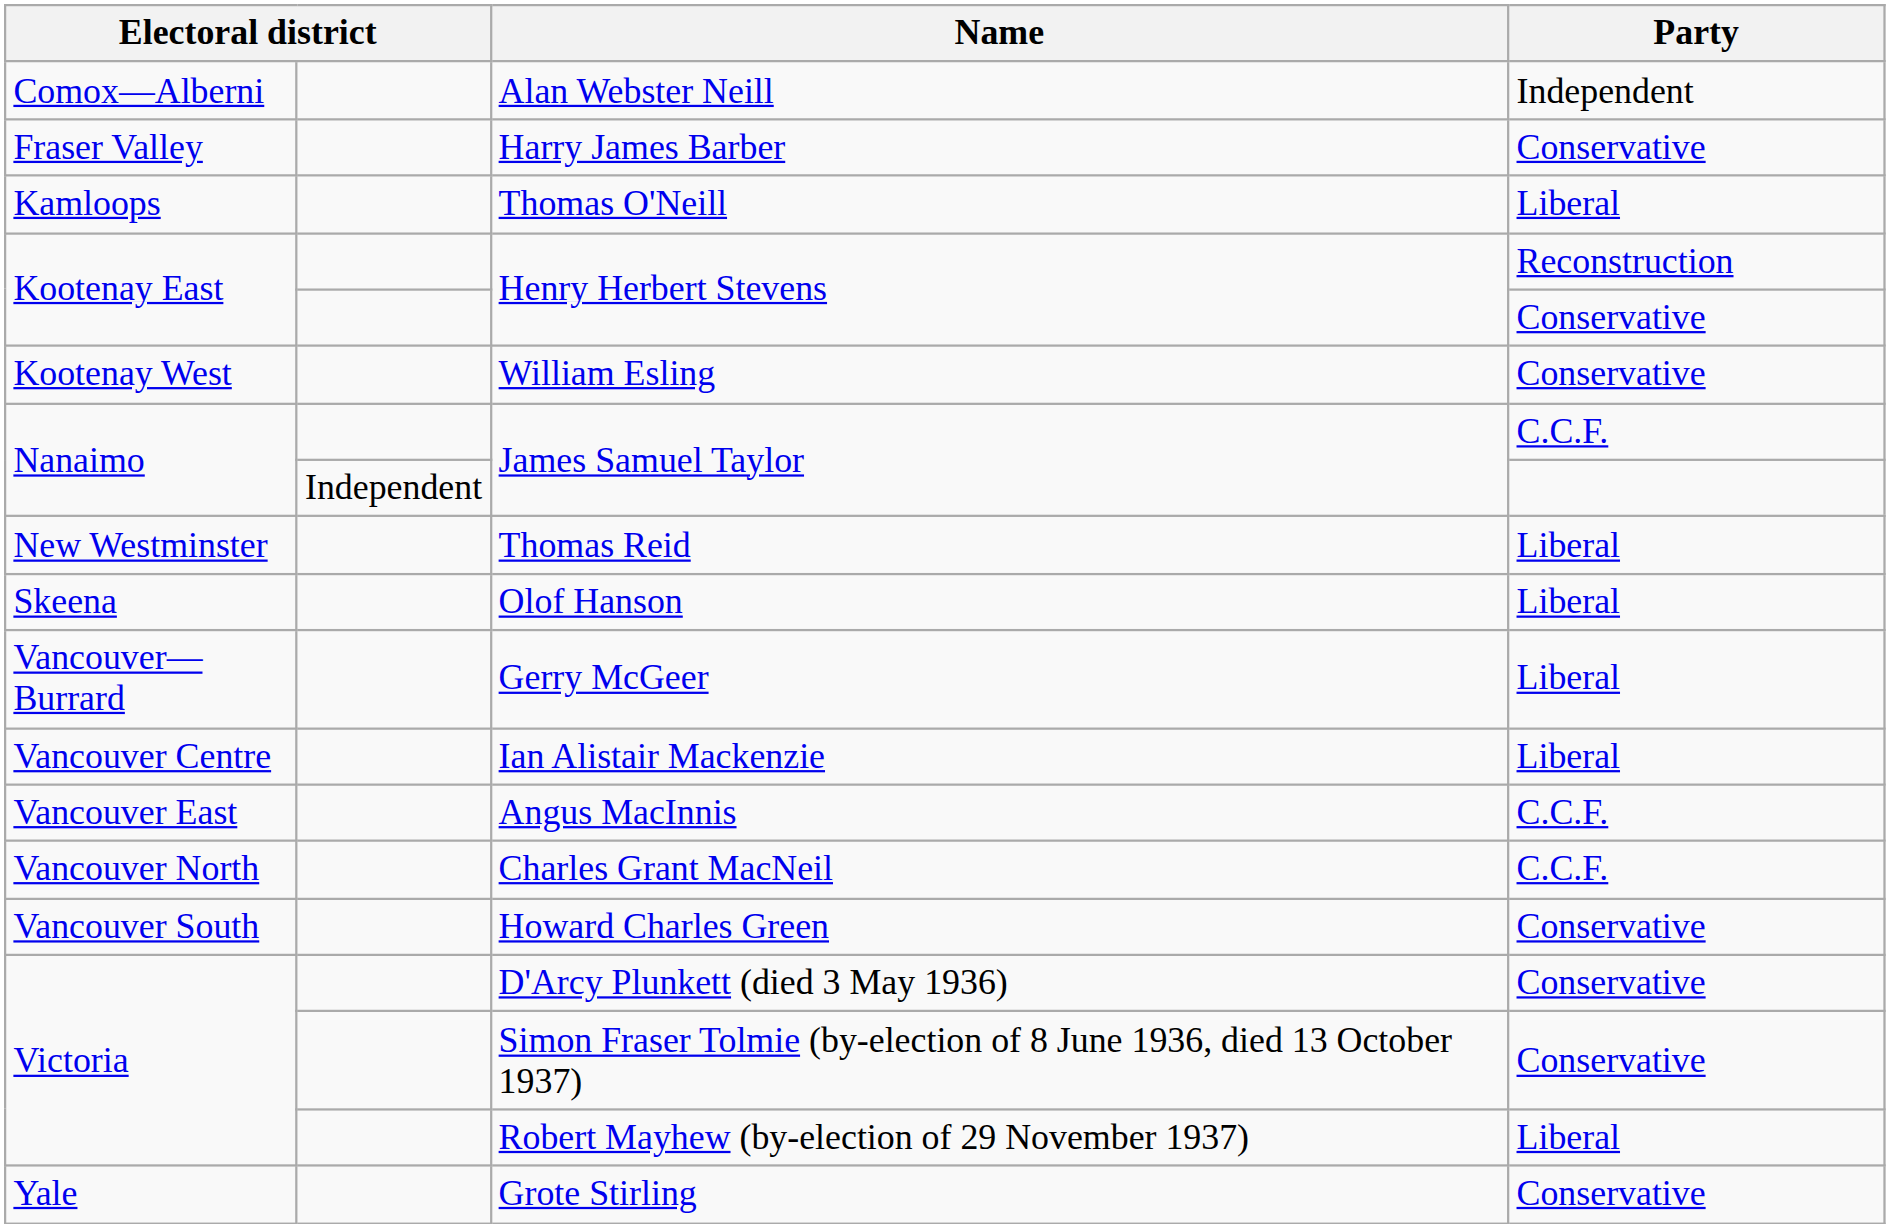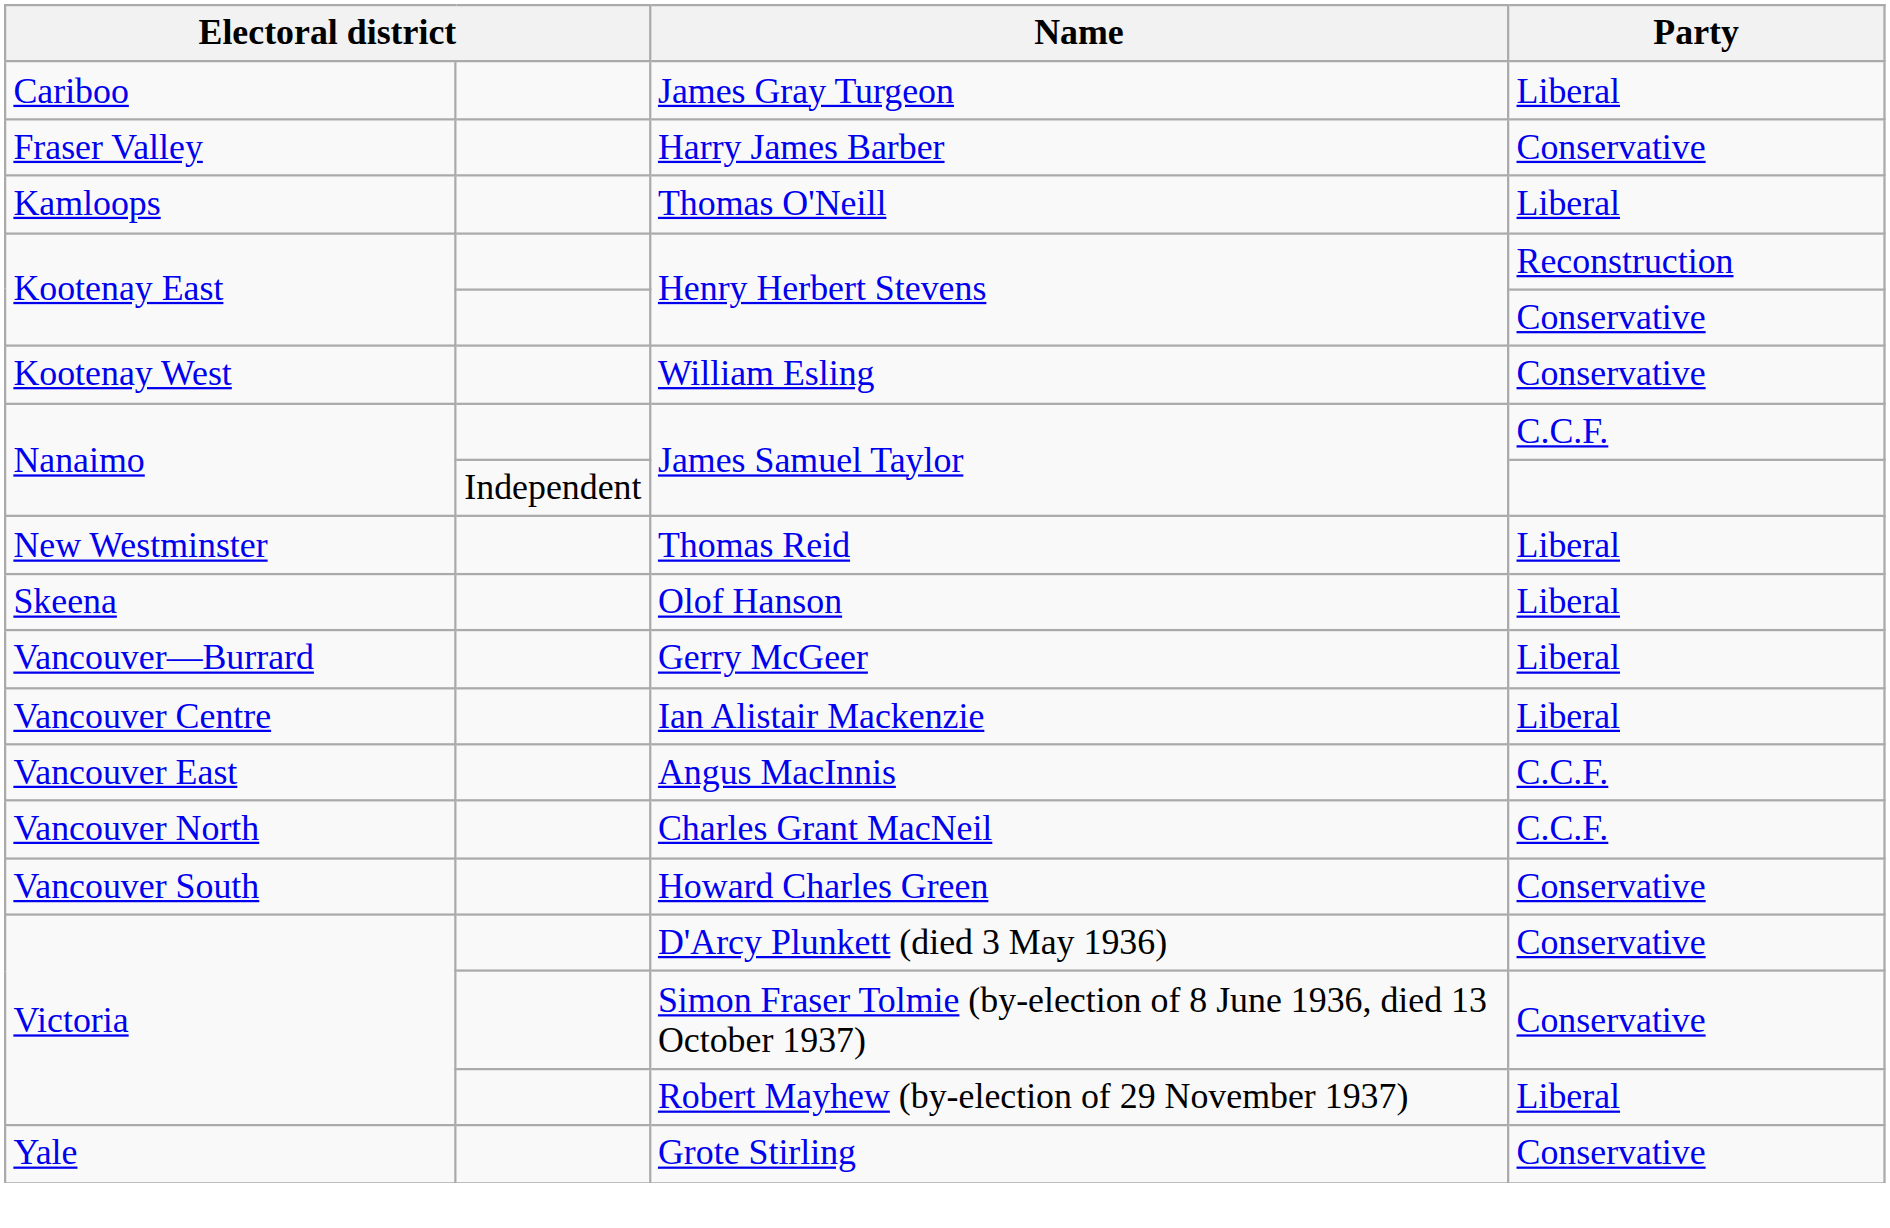+ row: (806, 89)
- row: (636, 89)
